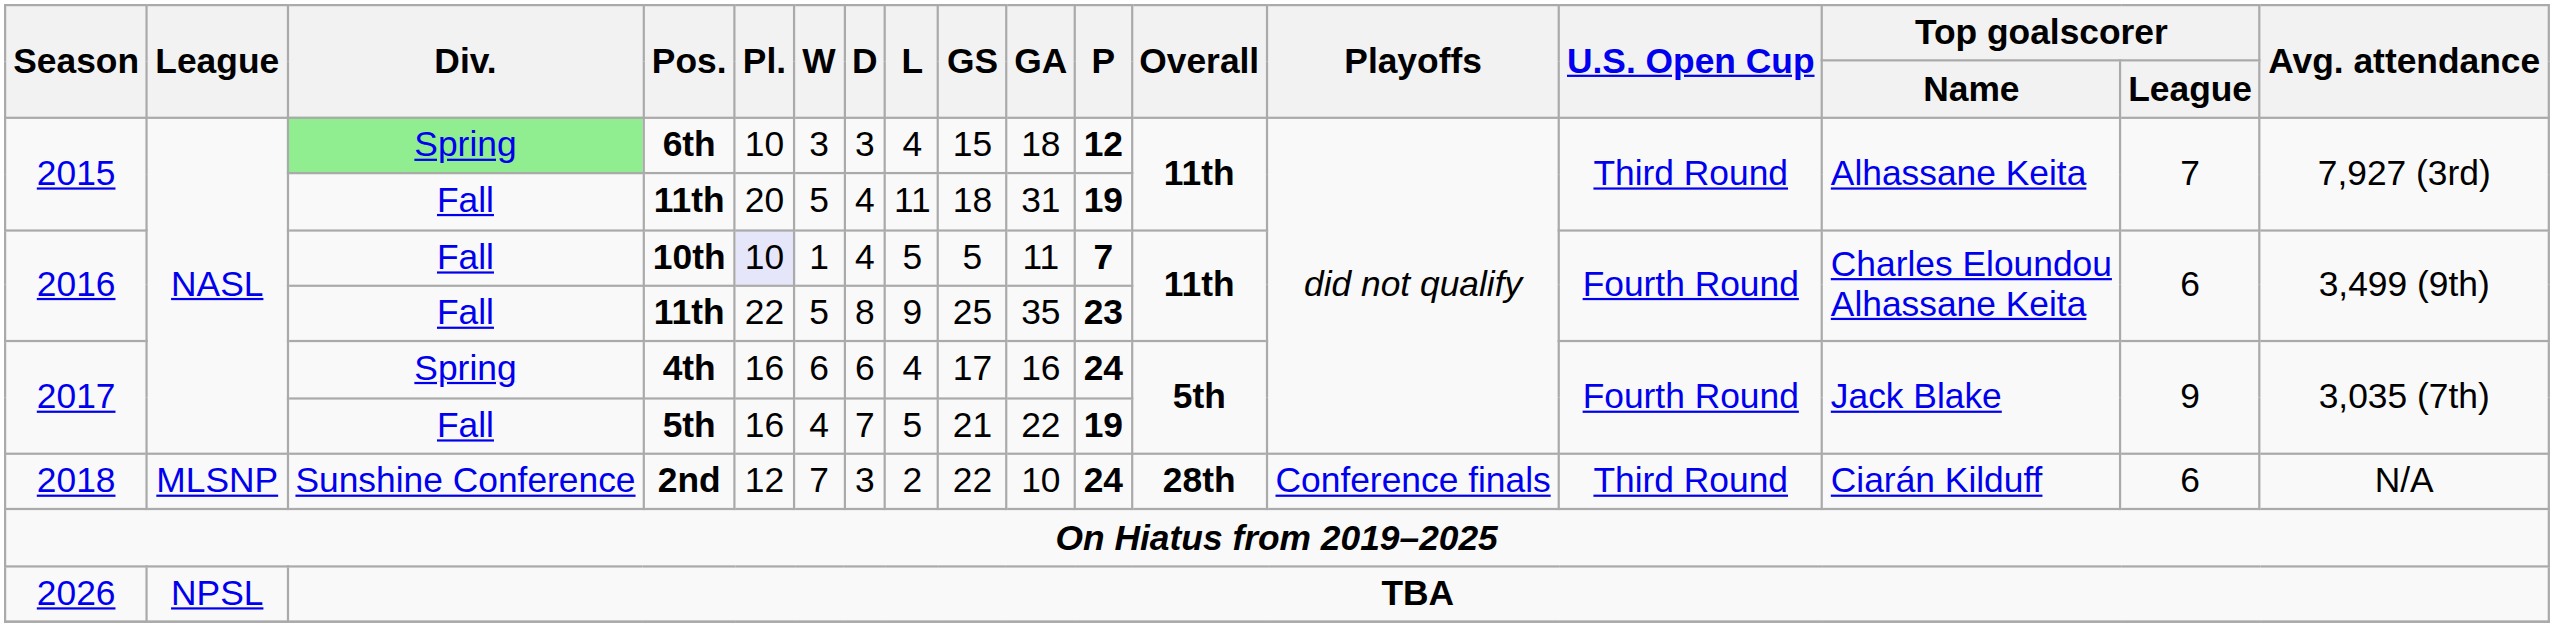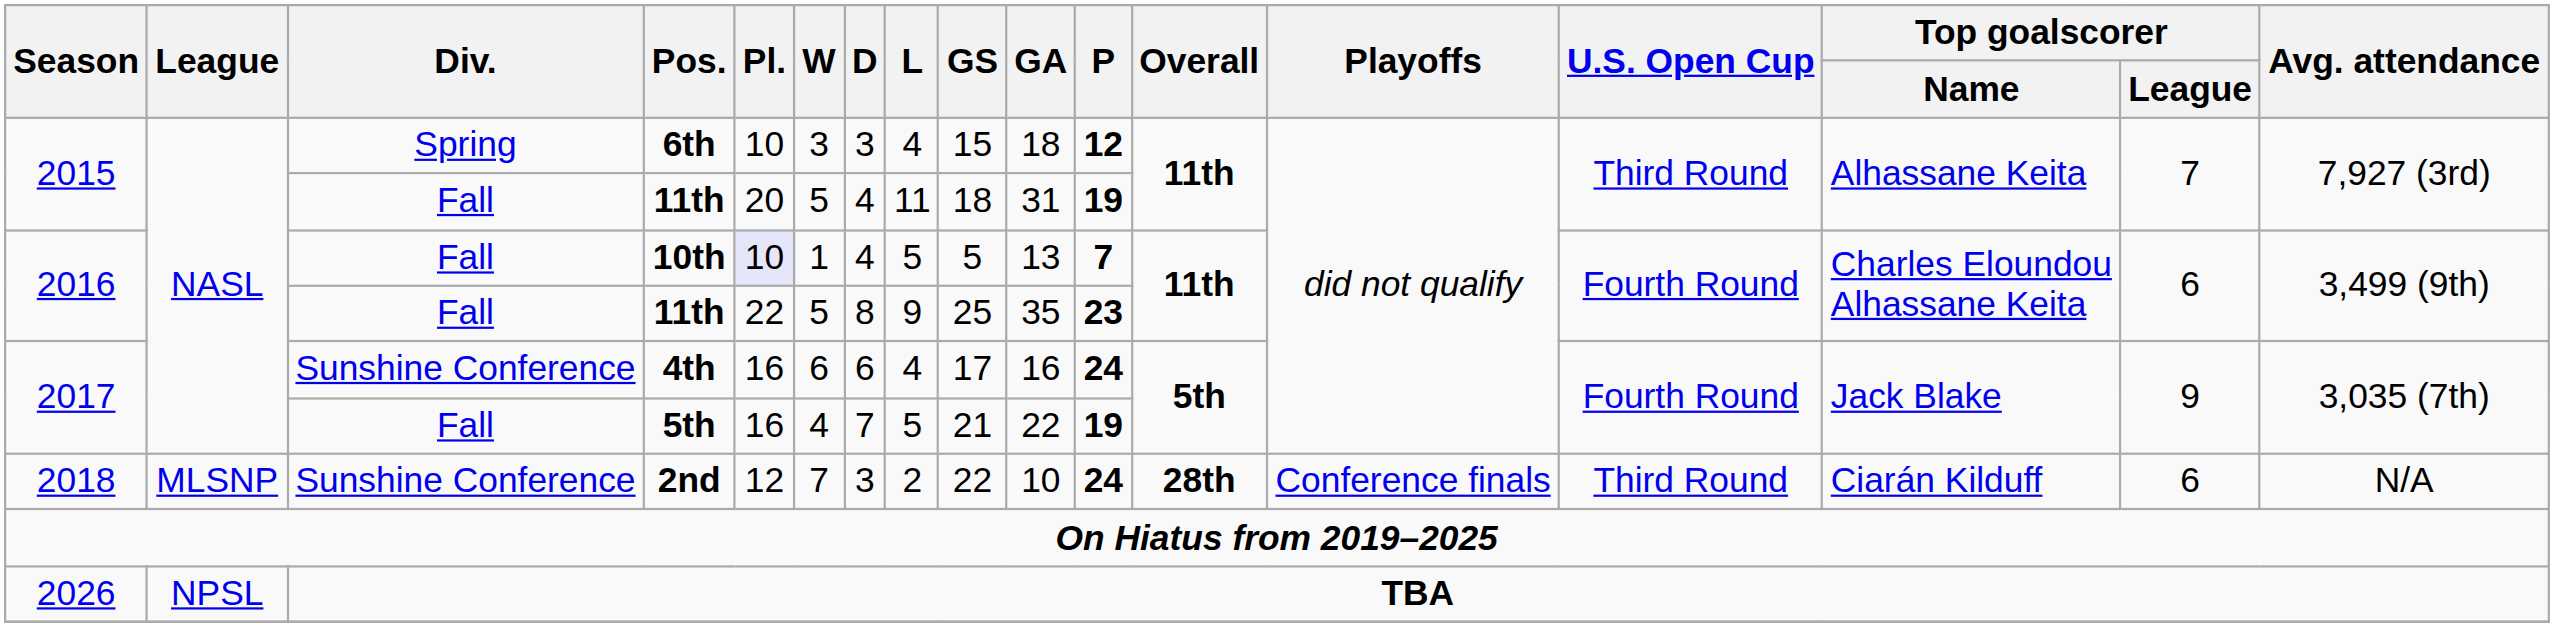(465, 144) lightgreen background -> (465, 144) no background
(1041, 256) 11 -> (1041, 256) 13
(465, 369) Spring -> (465, 369) Sunshine Conference
